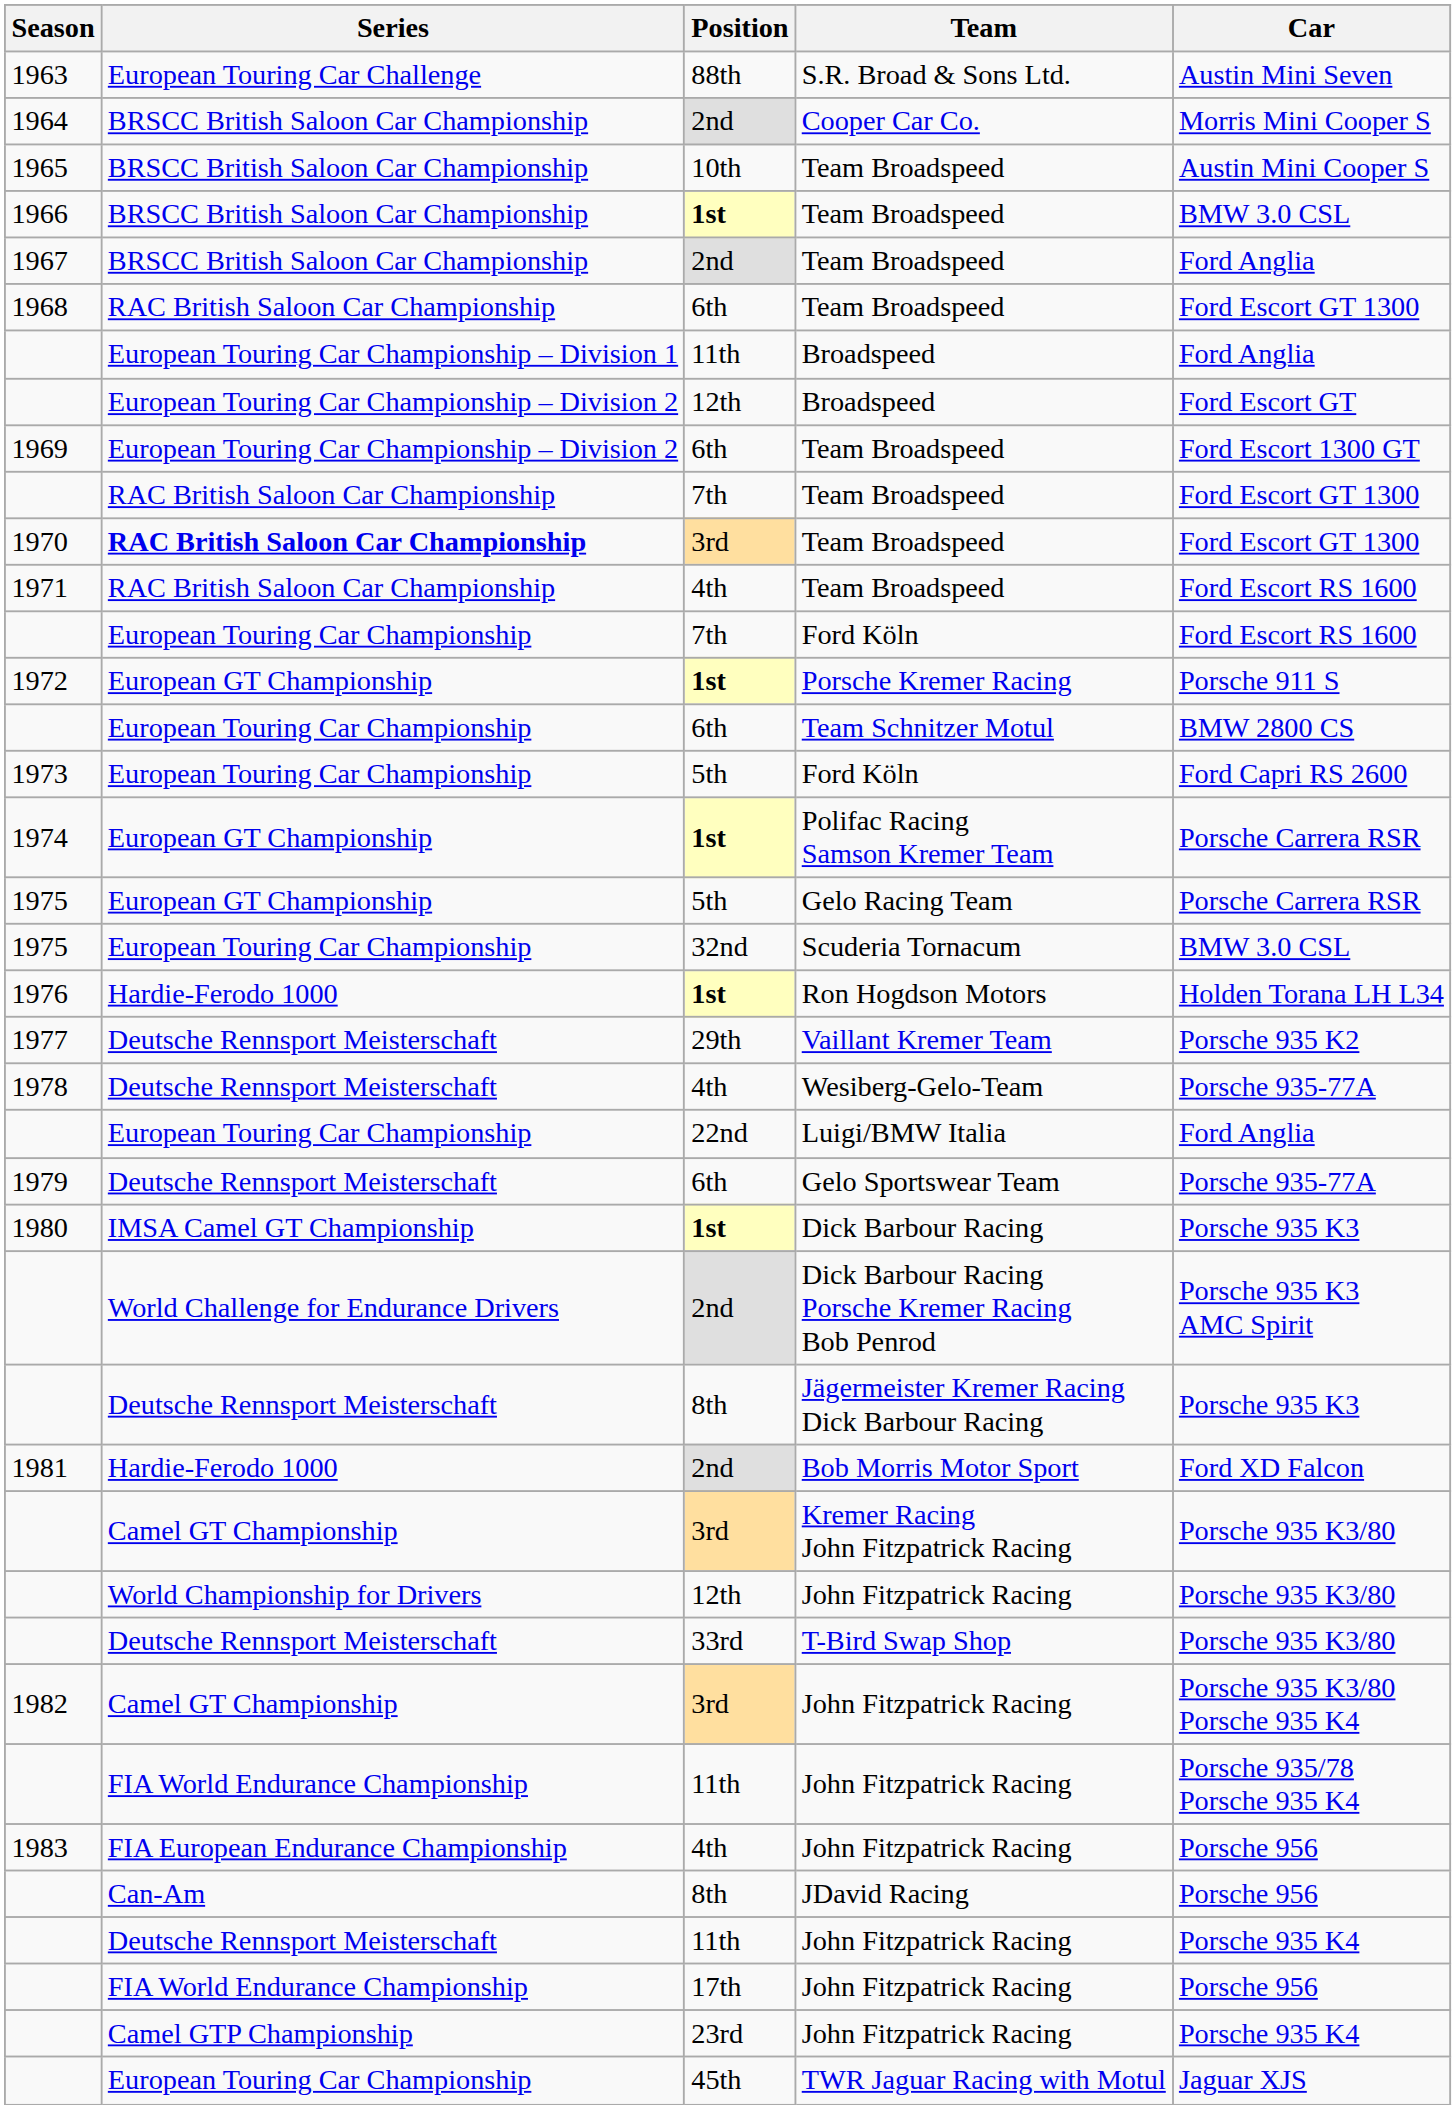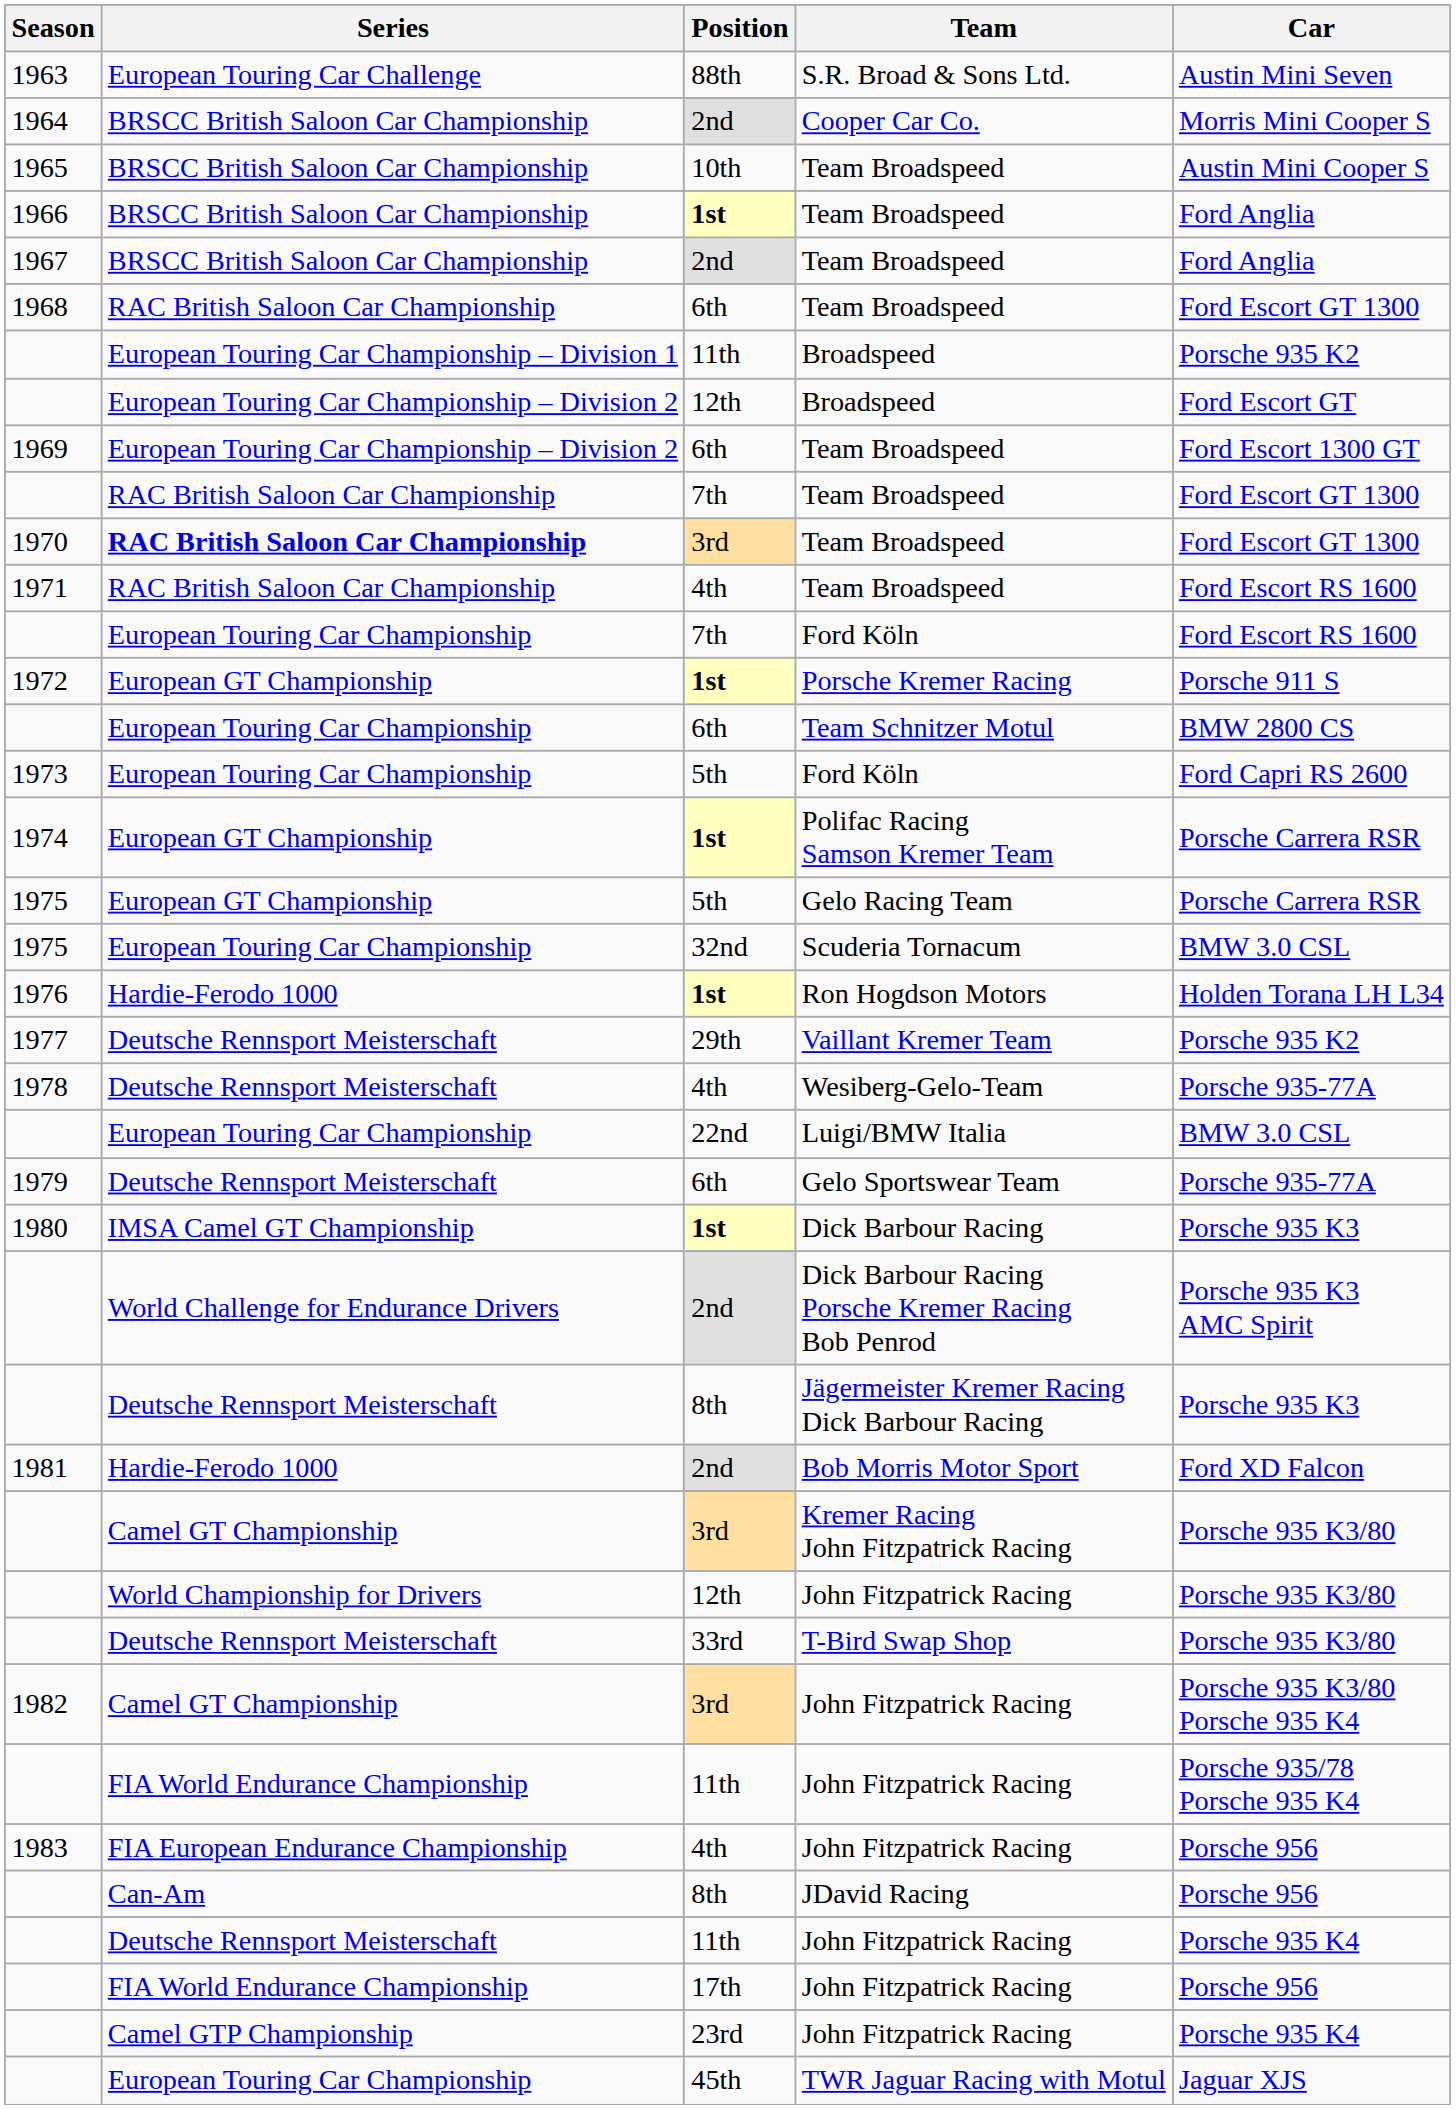(1265, 214) BMW 3.0 CSL -> (1247, 214) Ford Anglia
(1247, 354) Ford Anglia -> (1269, 354) Porsche 935 K2
(1247, 1133) Ford Anglia -> (1265, 1133) BMW 3.0 CSL
